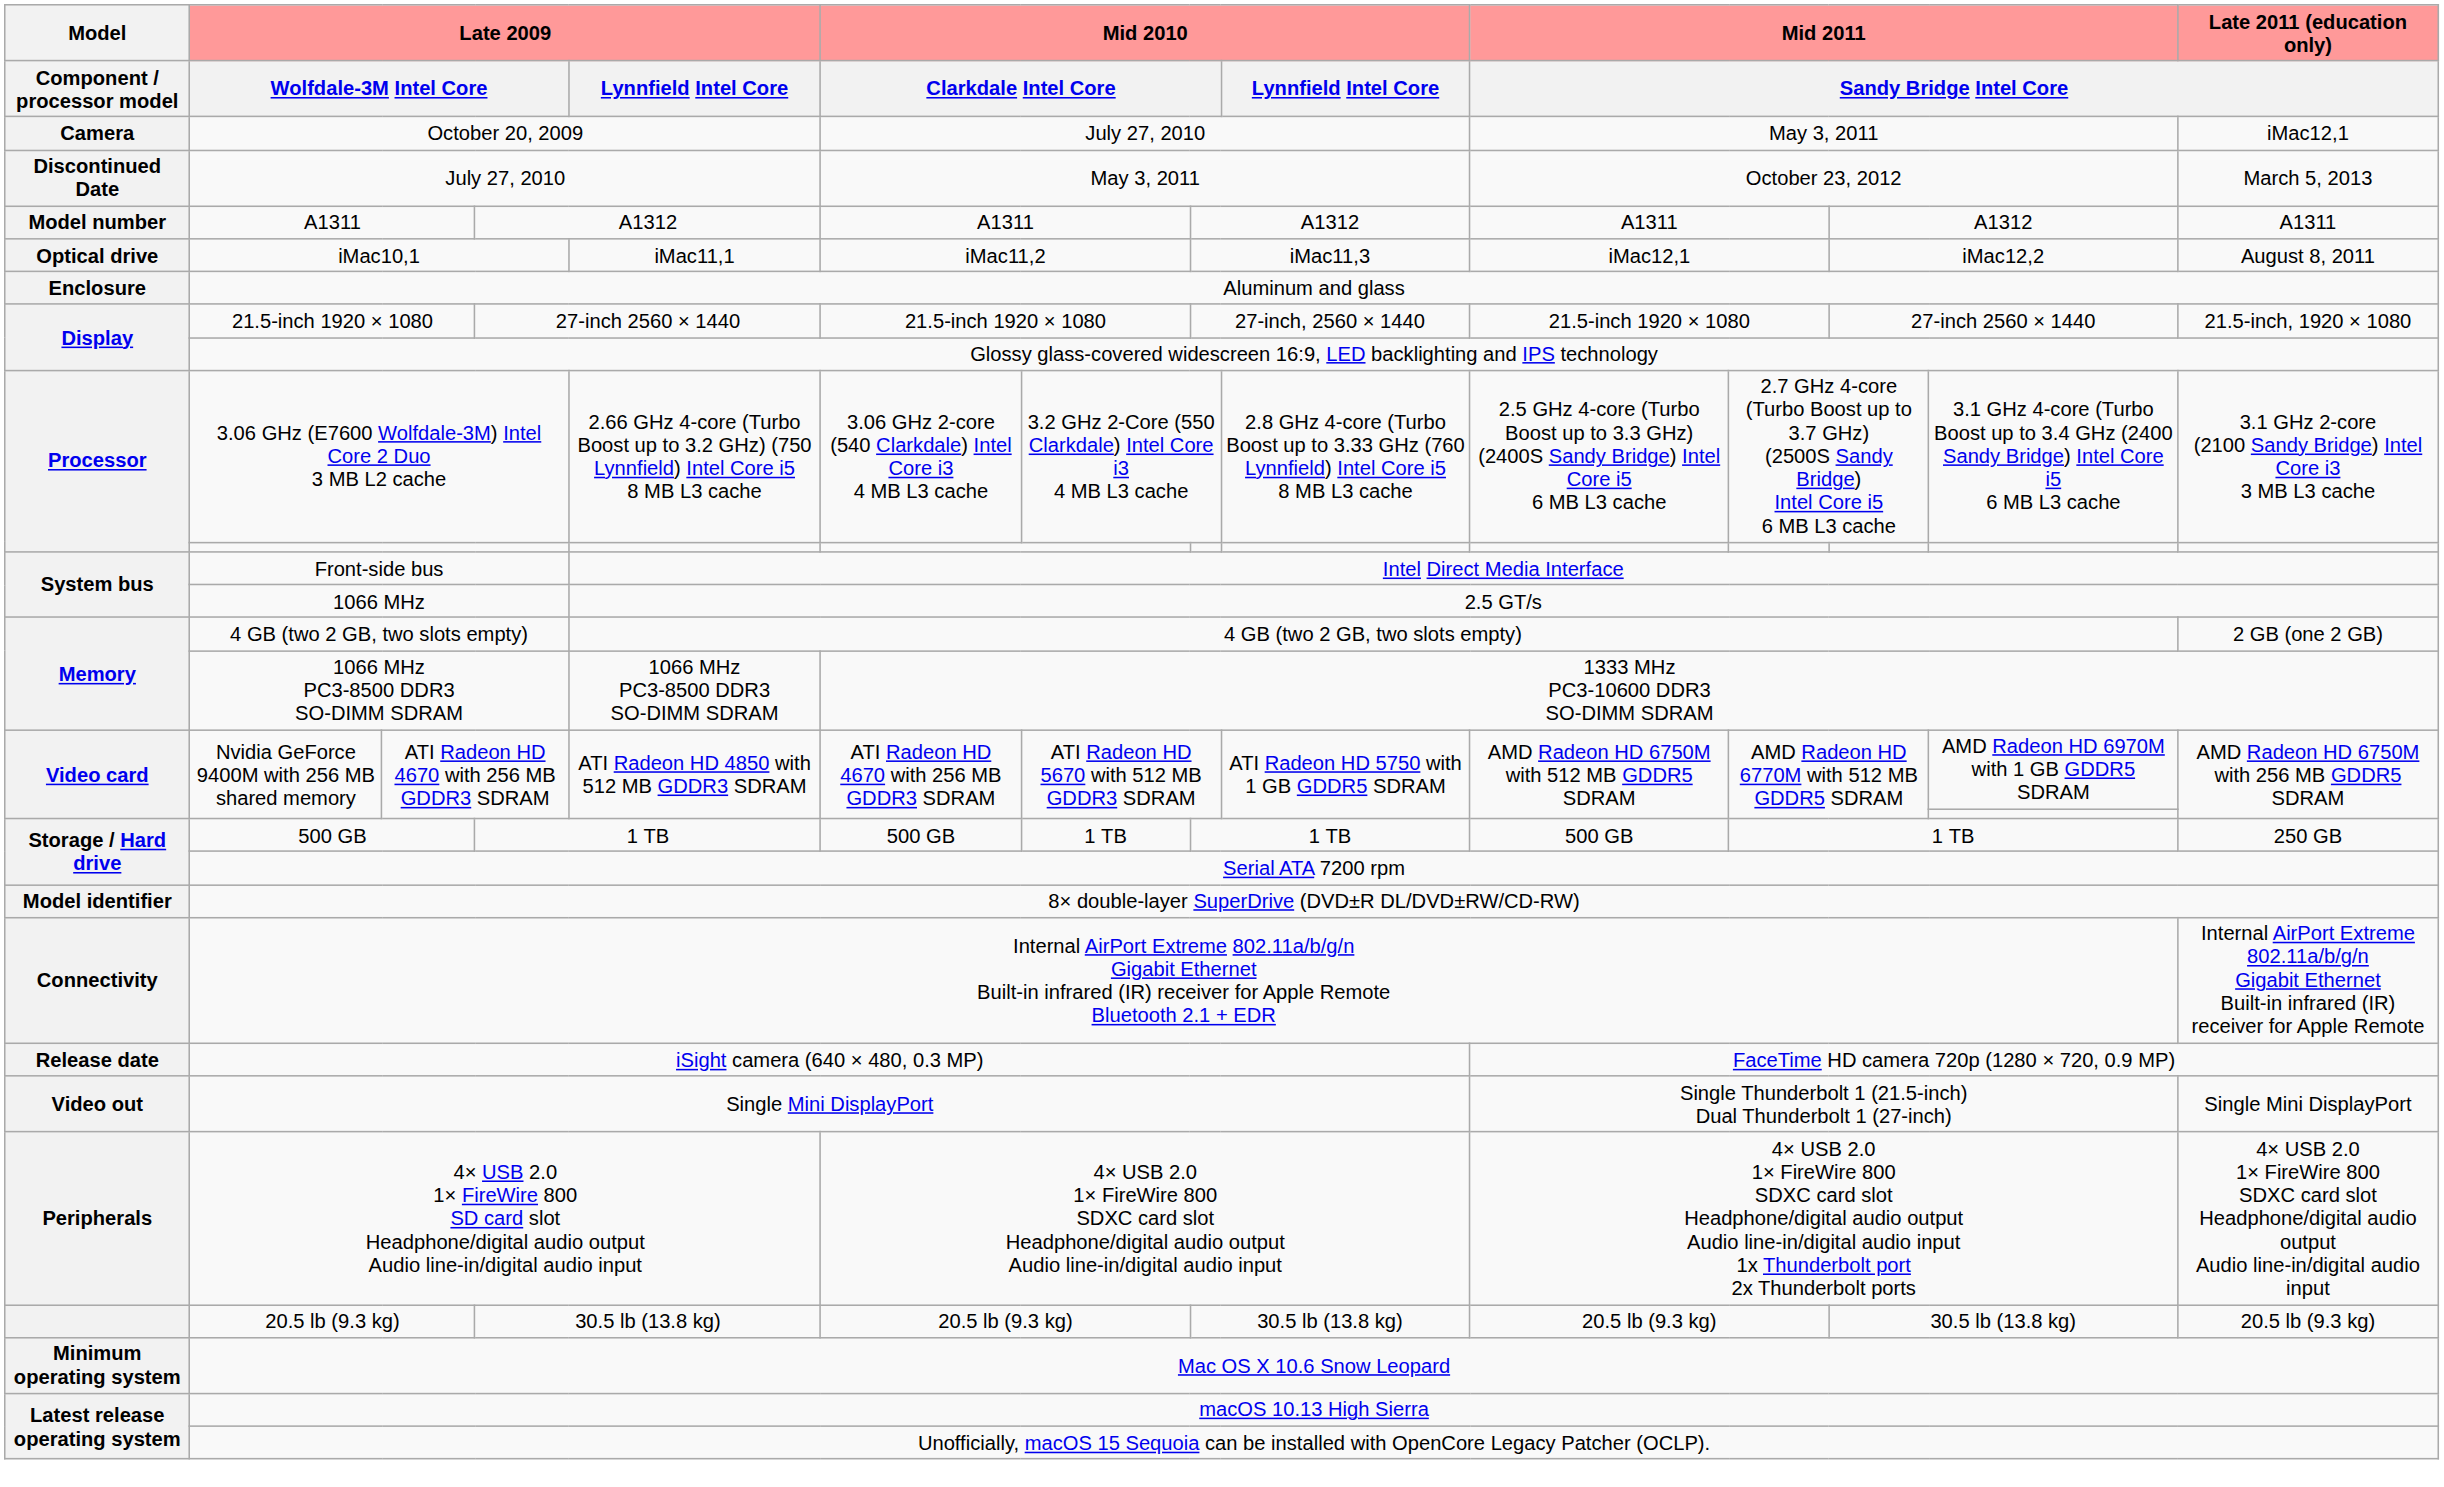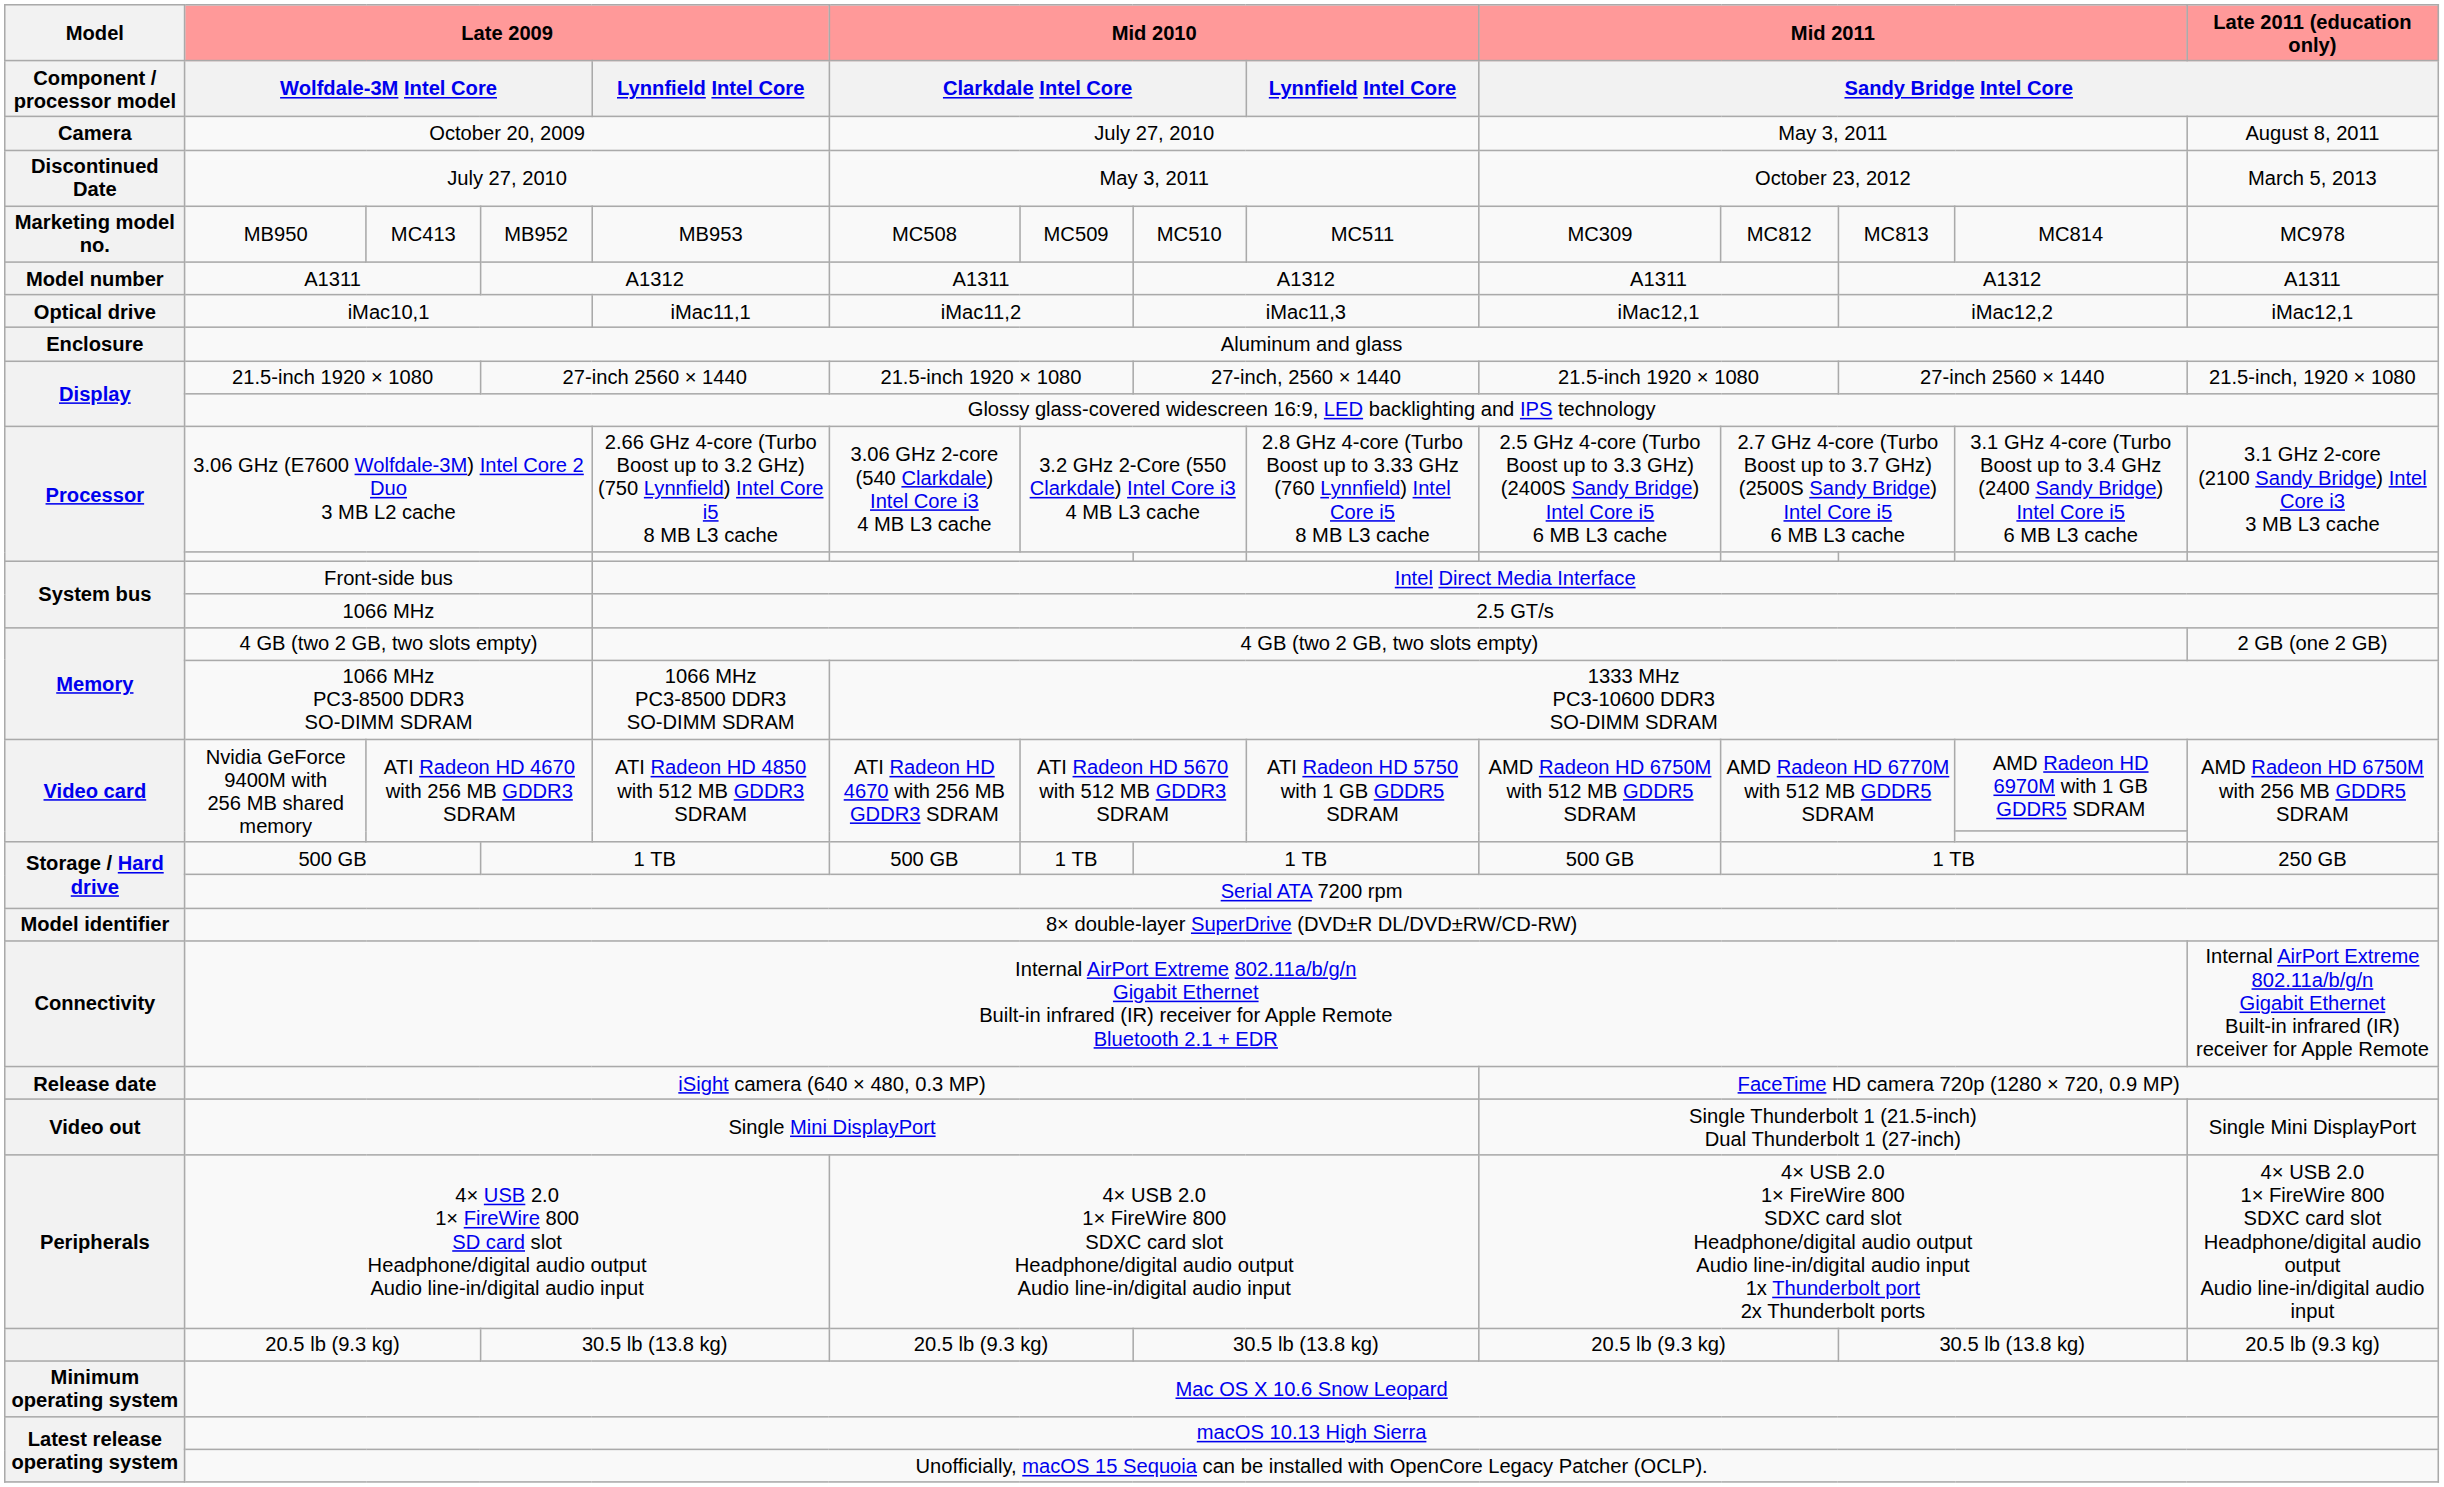(2308, 133) iMac12,1 -> (2312, 133) August 8, 2011
+ row: (276, 234)
(2308, 255) August 8, 2011 -> (2312, 311) iMac12,1
